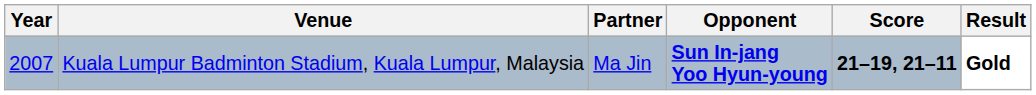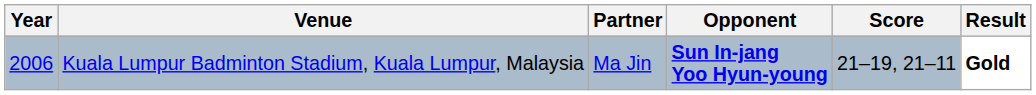(31, 63) 2007 -> (31, 63) 2006
(897, 63) bold -> (897, 63) normal
